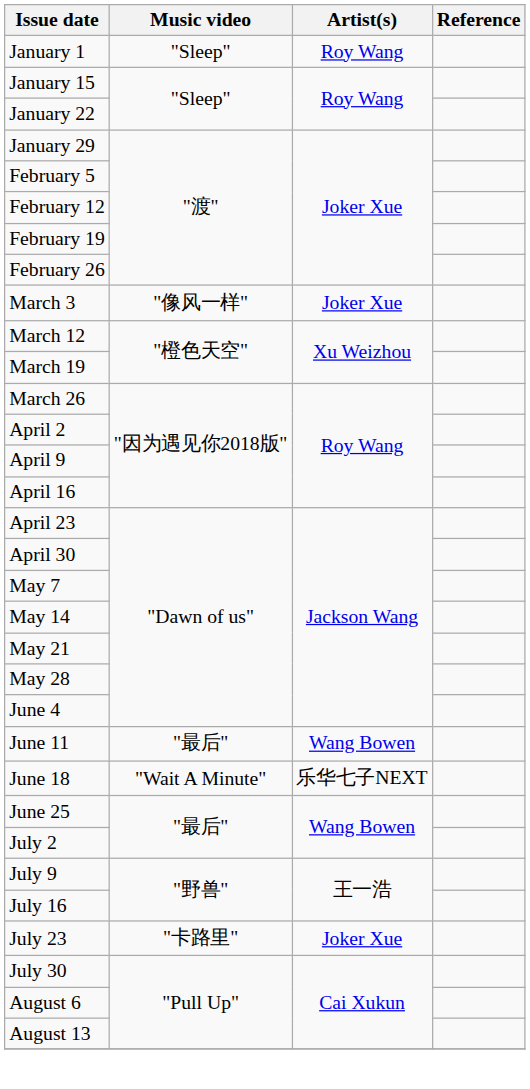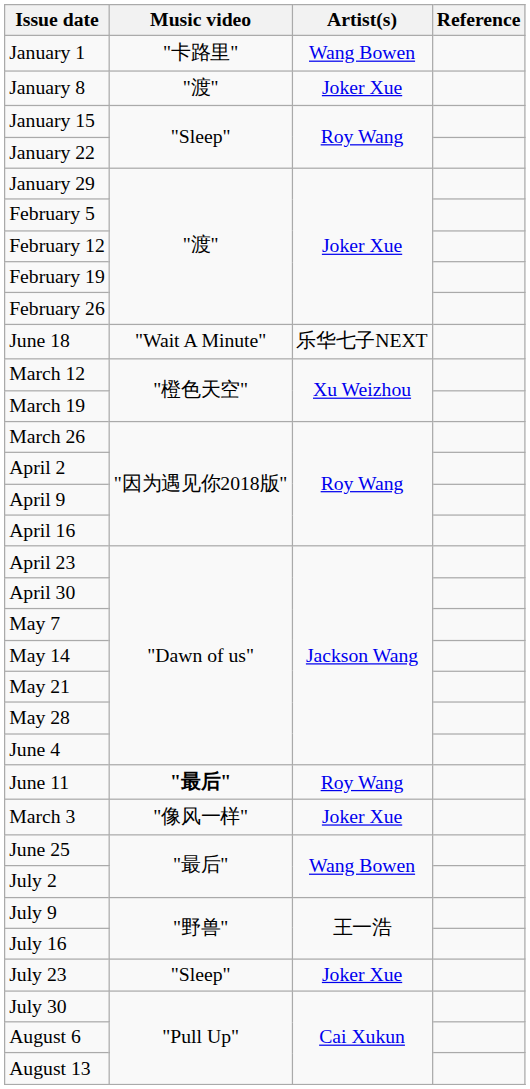(201, 51) "Sleep" -> (201, 52) "卡路里"
(362, 51) Roy Wang -> (362, 53) Wang Bowen
+ row: (47, 88)
rows swapped: (42, 302) <-> (39, 778)
(201, 742) normal -> (201, 781) bold
(362, 743) Wang Bowen -> (362, 782) Roy Wang
(201, 937) "卡路里" -> (201, 974) "Sleep"
